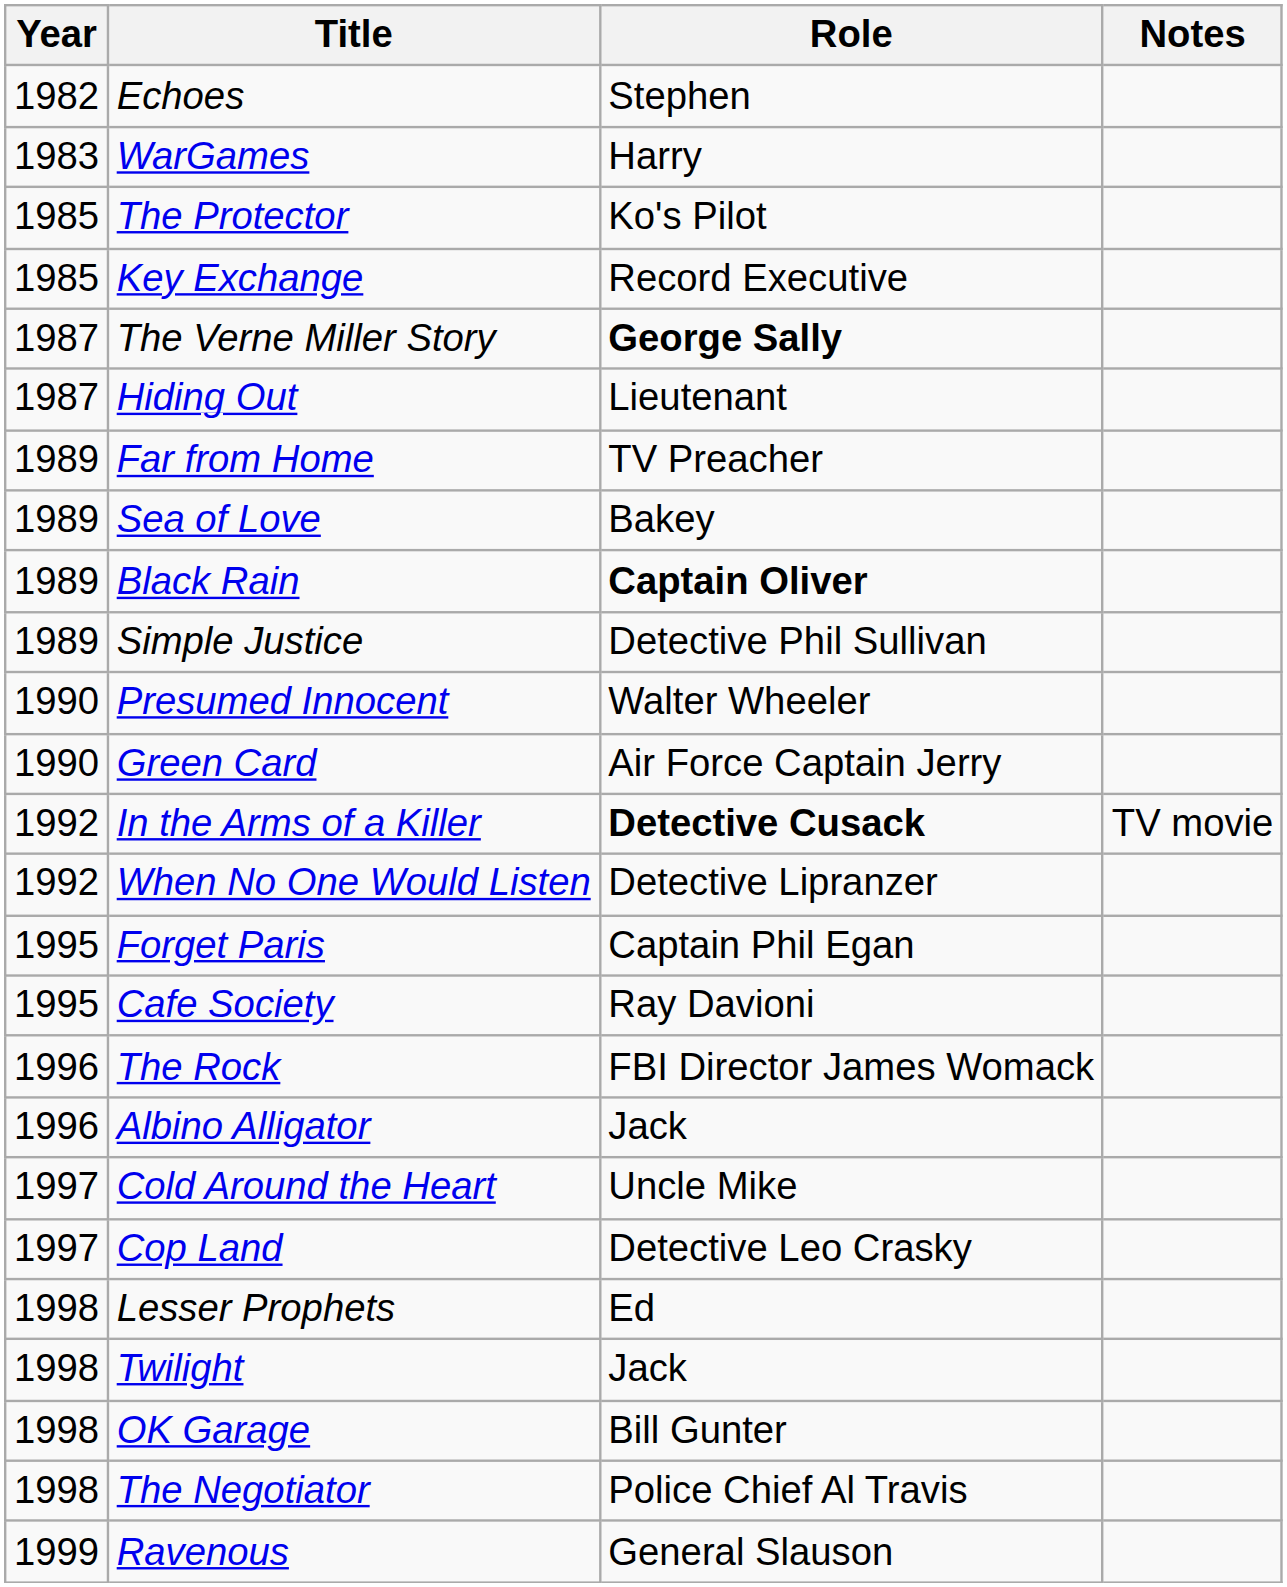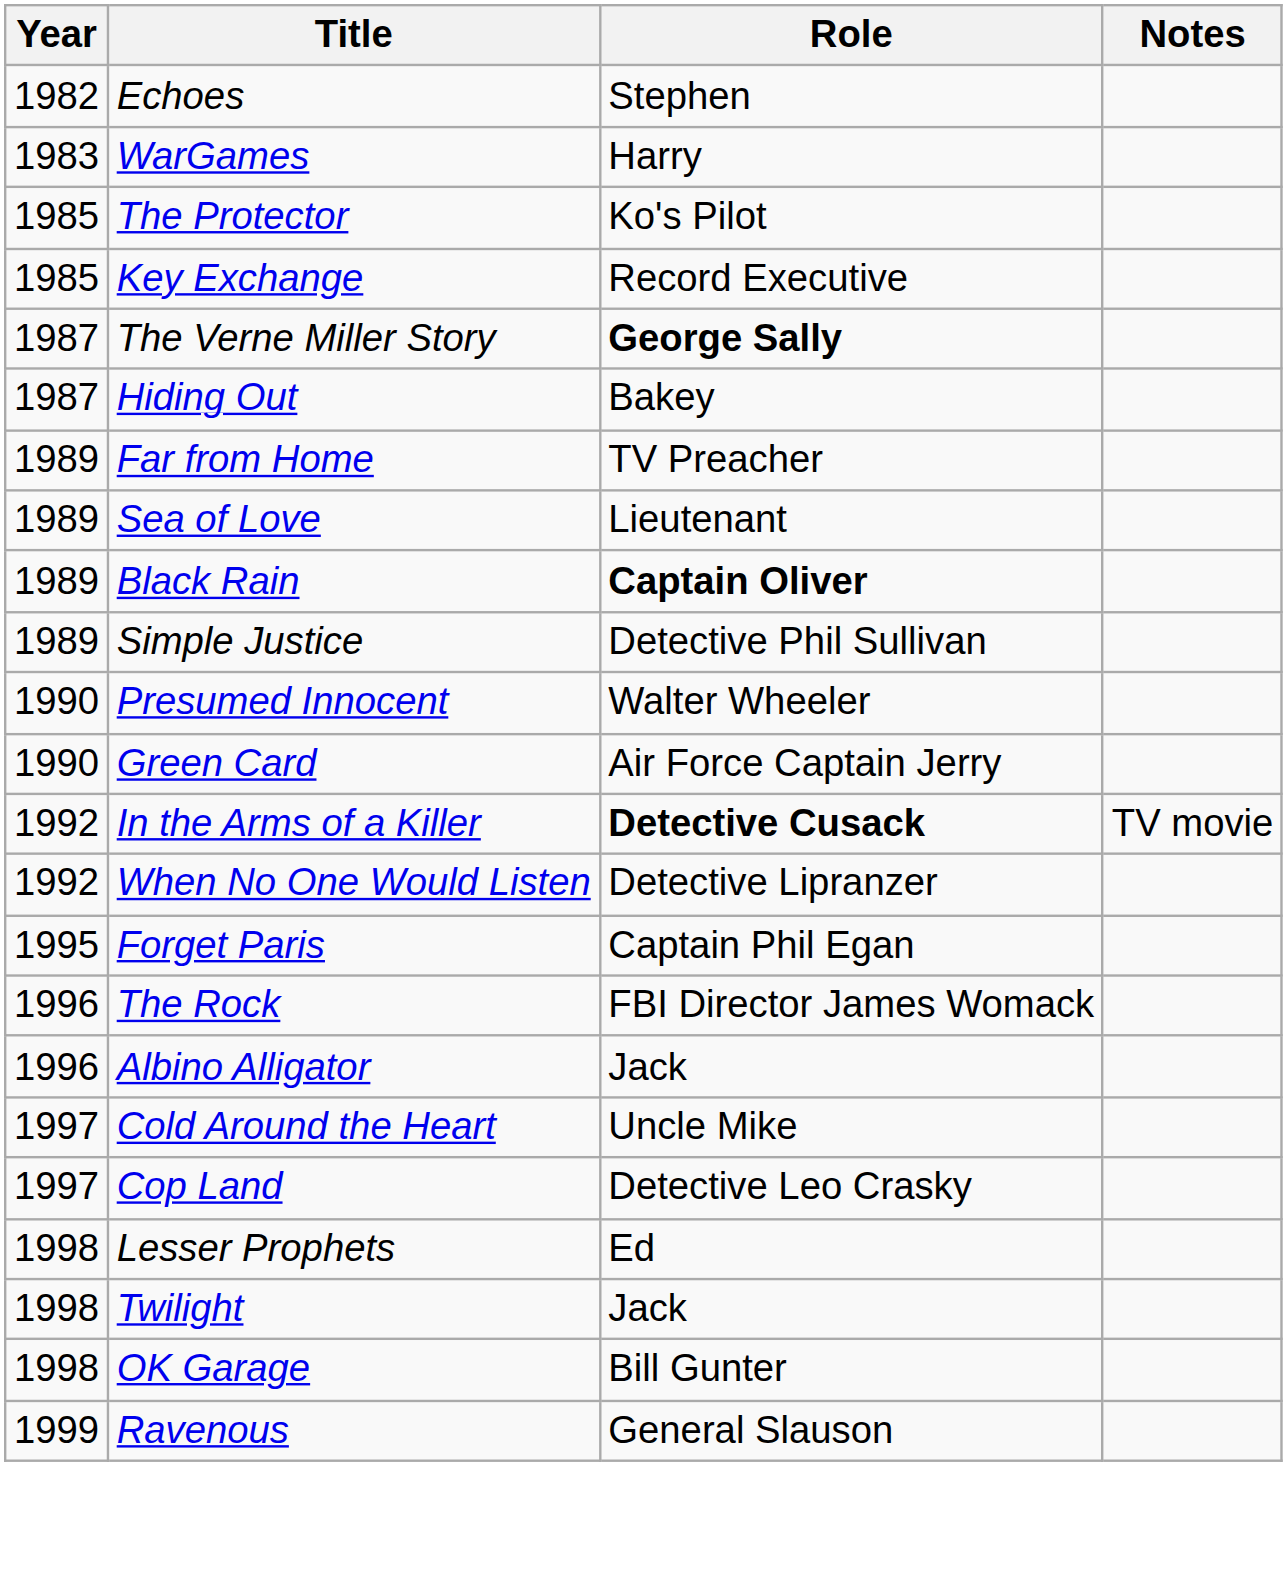(698, 398) Lieutenant -> (661, 398) Bakey
(661, 519) Bakey -> (698, 519) Lieutenant
- row: (225, 1005)
- row: (243, 1490)
